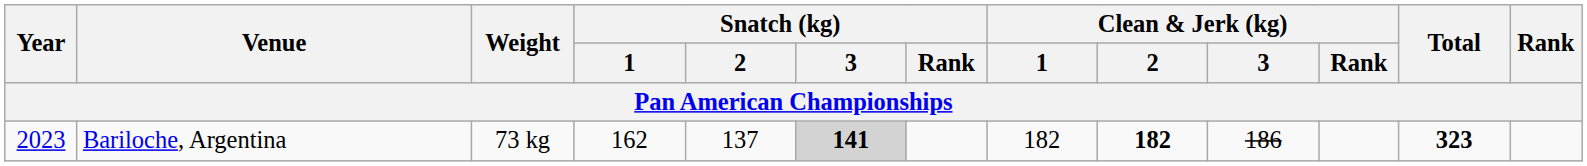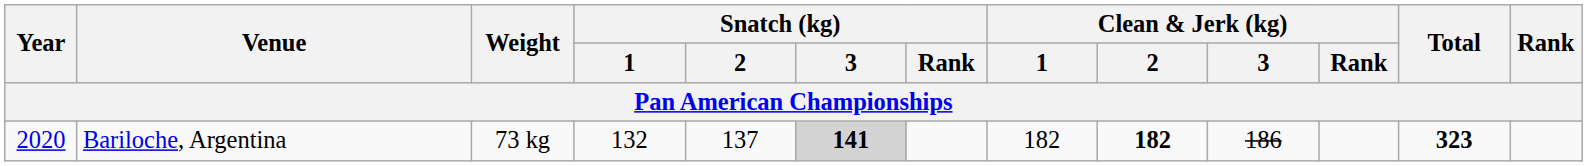(41, 140) 2023 -> (41, 140) 2020
(629, 140) 162 -> (629, 140) 132
